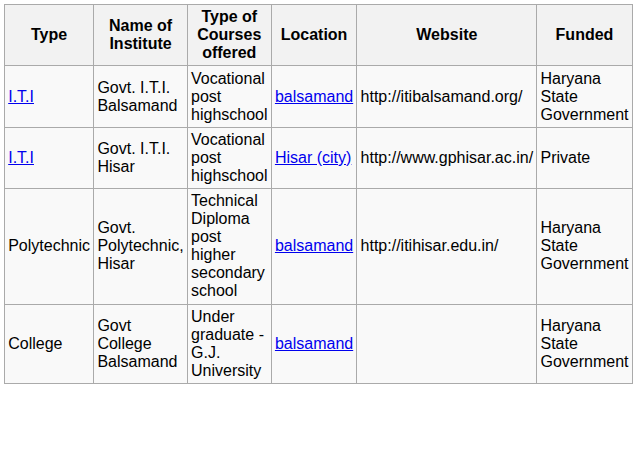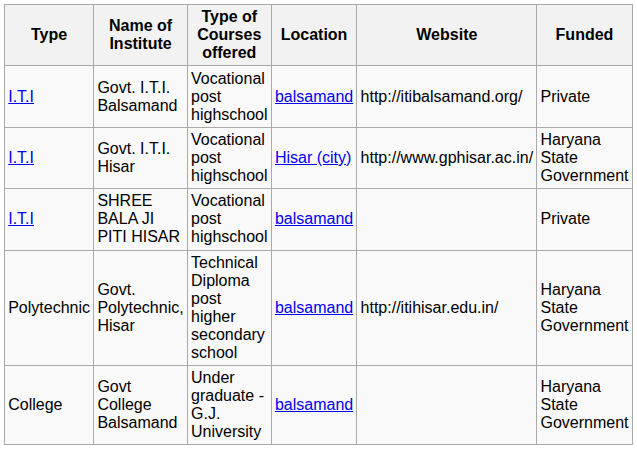(584, 96) Haryana State Government -> (565, 96) Private
(565, 157) Private -> (584, 157) Haryana State Government
+ row: (139, 219)
